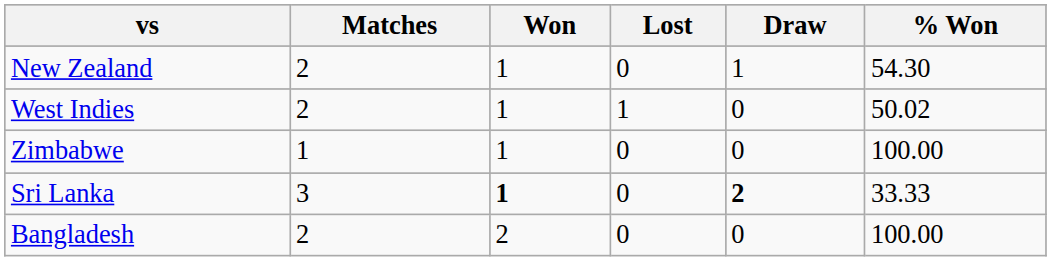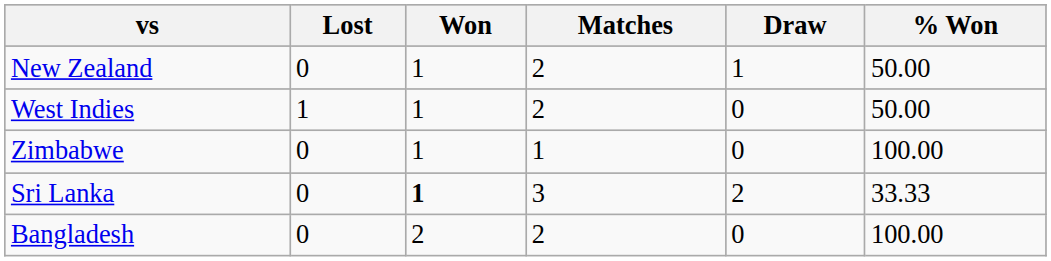columns swapped: (390, 25) <-> (668, 25)
(901, 67) 54.30 -> (901, 67) 50.00
(901, 109) 50.02 -> (901, 109) 50.00
(738, 192) bold -> (738, 192) normal
